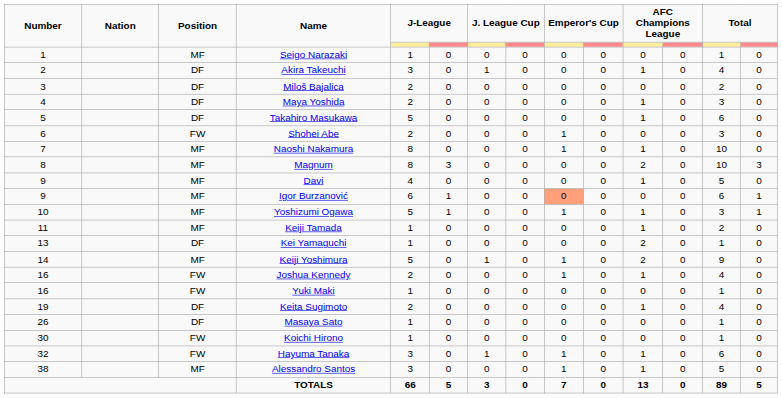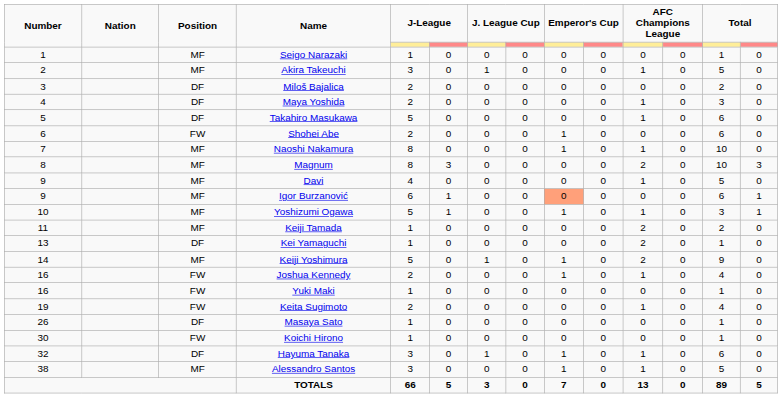(198, 70) DF -> (198, 70) MF
(722, 70) 4 -> (722, 70) 5
(722, 133) 3 -> (722, 133) 6
(643, 228) 1 -> (643, 228) 2
(198, 306) DF -> (198, 306) FW
(198, 353) FW -> (198, 353) DF
